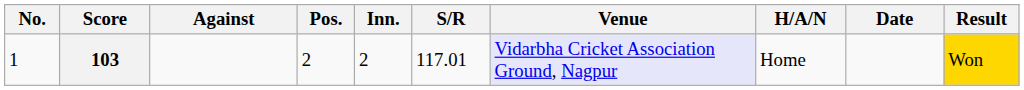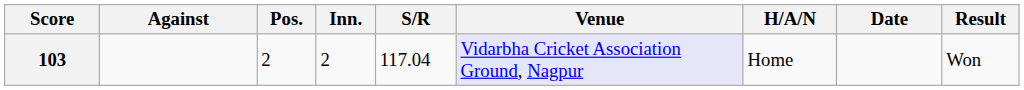- column: (32, 19)
(441, 59) 117.01 -> (405, 59) 117.04
(966, 59) gold background -> (964, 59) no background
